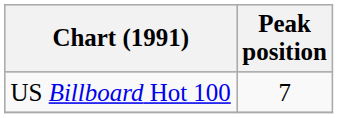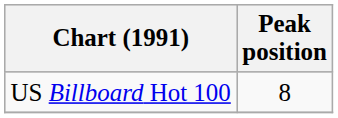(285, 91) 7 -> (285, 91) 8
